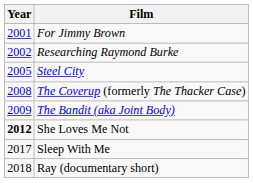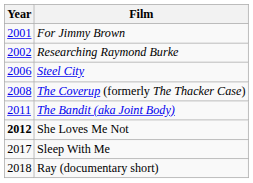(19, 71) 2005 -> (19, 71) 2006
(19, 110) 2009 -> (19, 110) 2011
